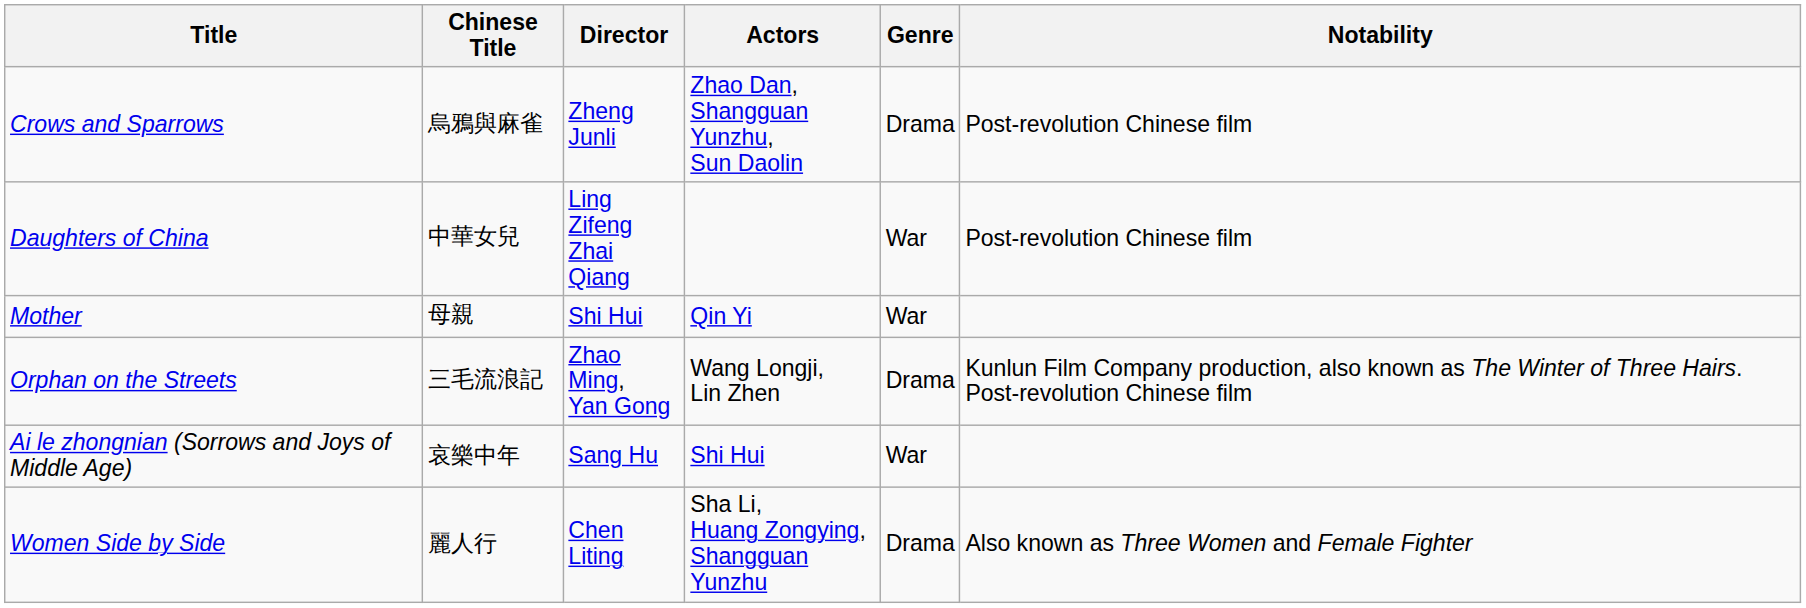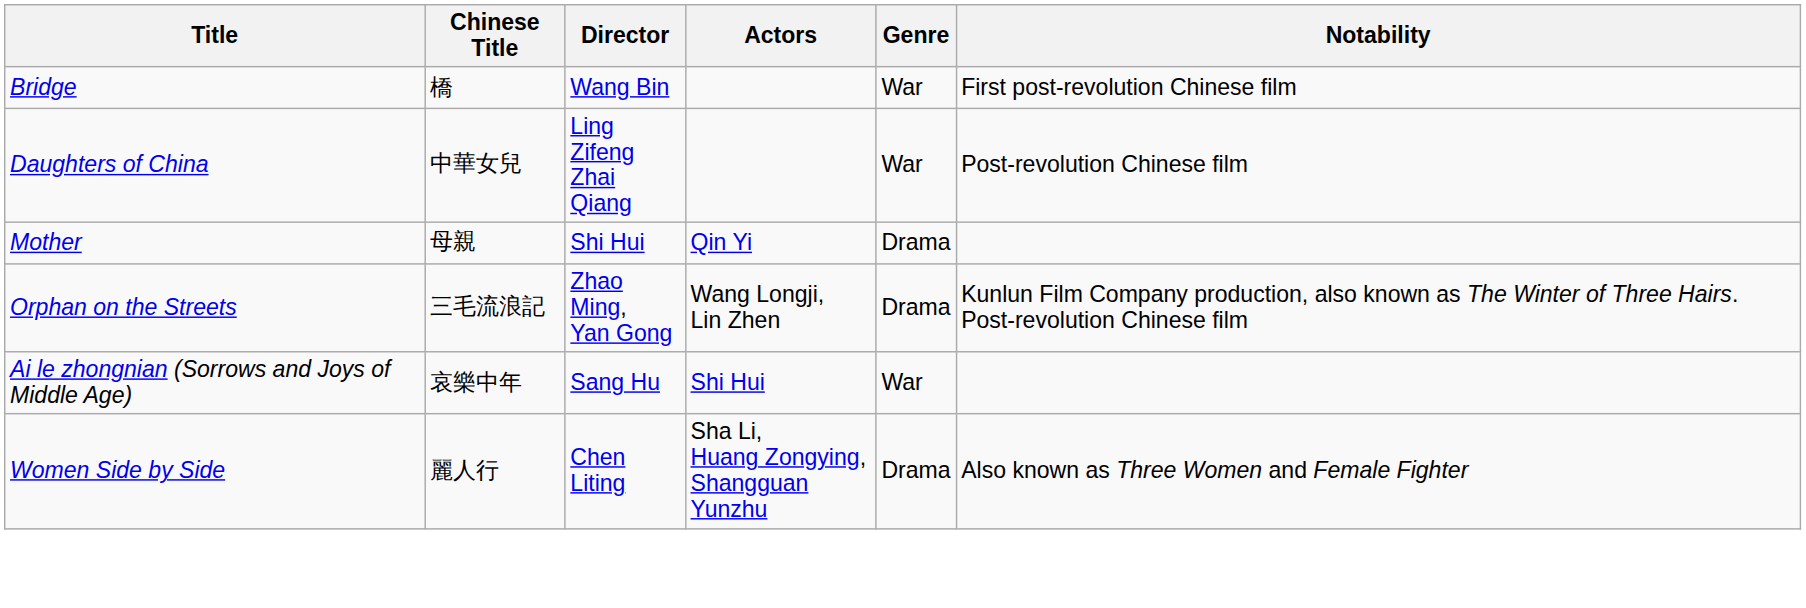+ row: (43, 87)
- row: (117, 124)
(906, 315) War -> (916, 242) Drama
